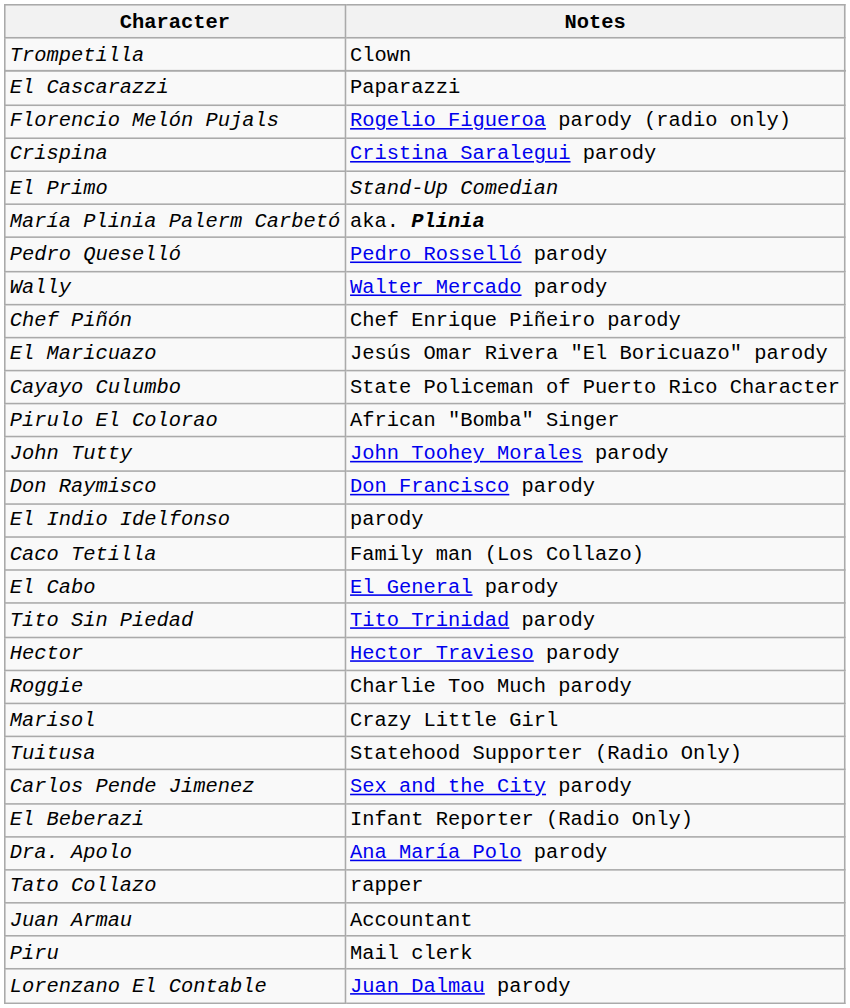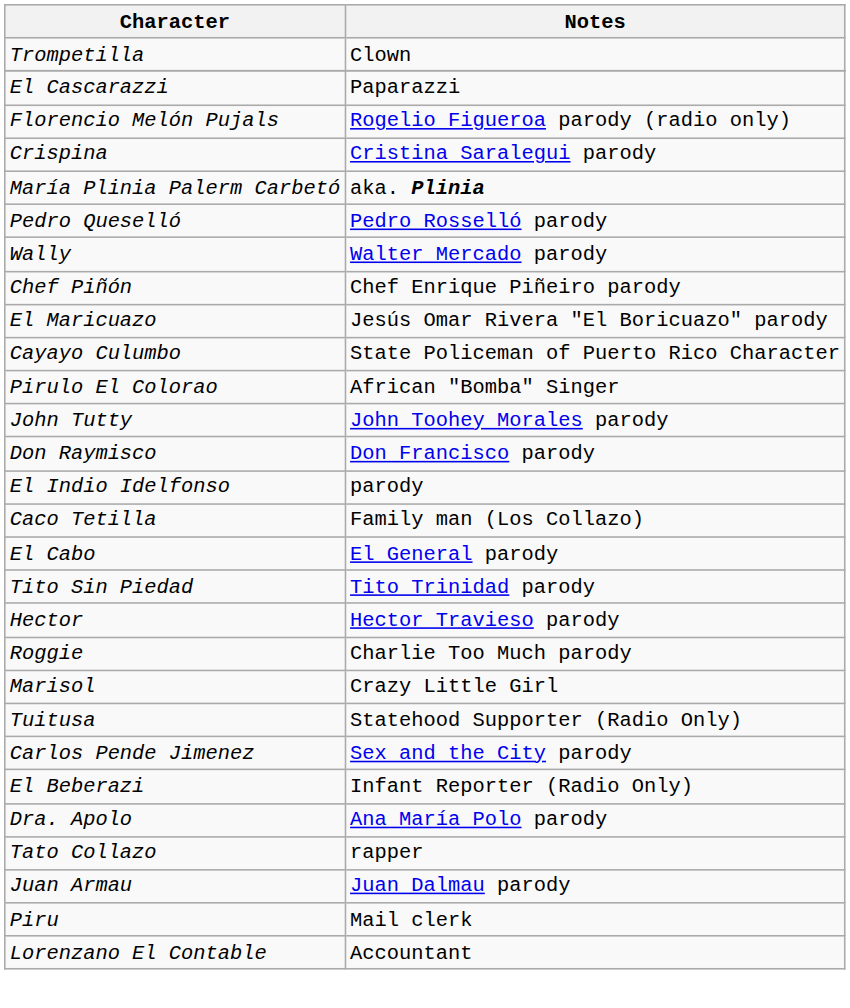- row: (59, 188)
(411, 920) Accountant -> (460, 886) Juan Dalmau parody
(460, 986) Juan Dalmau parody -> (411, 953) Accountant
